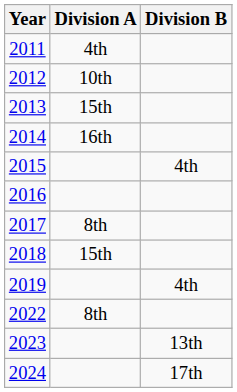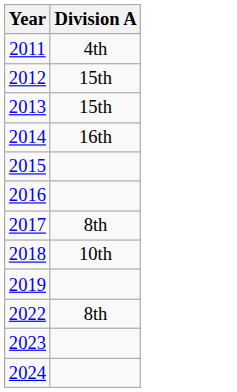- column: (186, 19)
(96, 78) 10th -> (96, 78) 15th
(96, 254) 15th -> (96, 254) 10th
